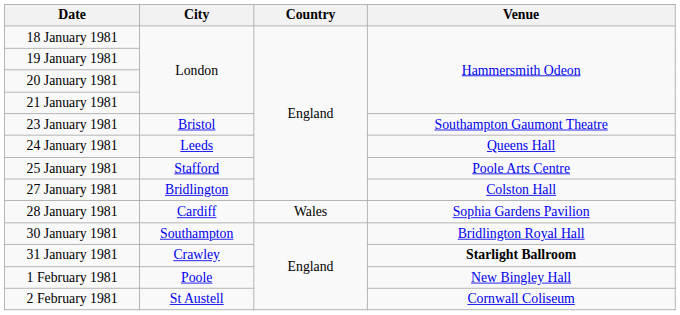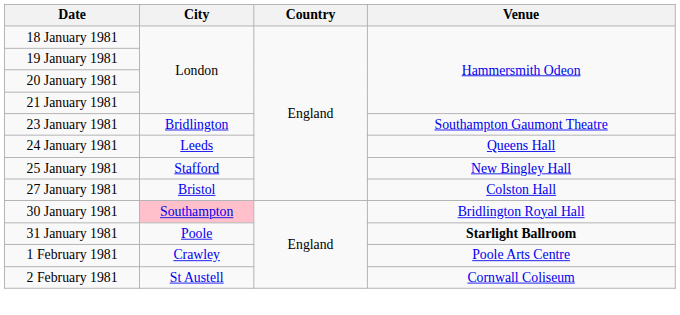(197, 124) Bristol -> (197, 124) Bridlington
(521, 168) Poole Arts Centre -> (521, 168) New Bingley Hall
(197, 189) Bridlington -> (197, 189) Bristol
- row: (72, 211)
(197, 233) no background -> (197, 211) pink background
(197, 255) Crawley -> (197, 233) Poole
(197, 277) Poole -> (197, 255) Crawley
(521, 277) New Bingley Hall -> (521, 255) Poole Arts Centre
